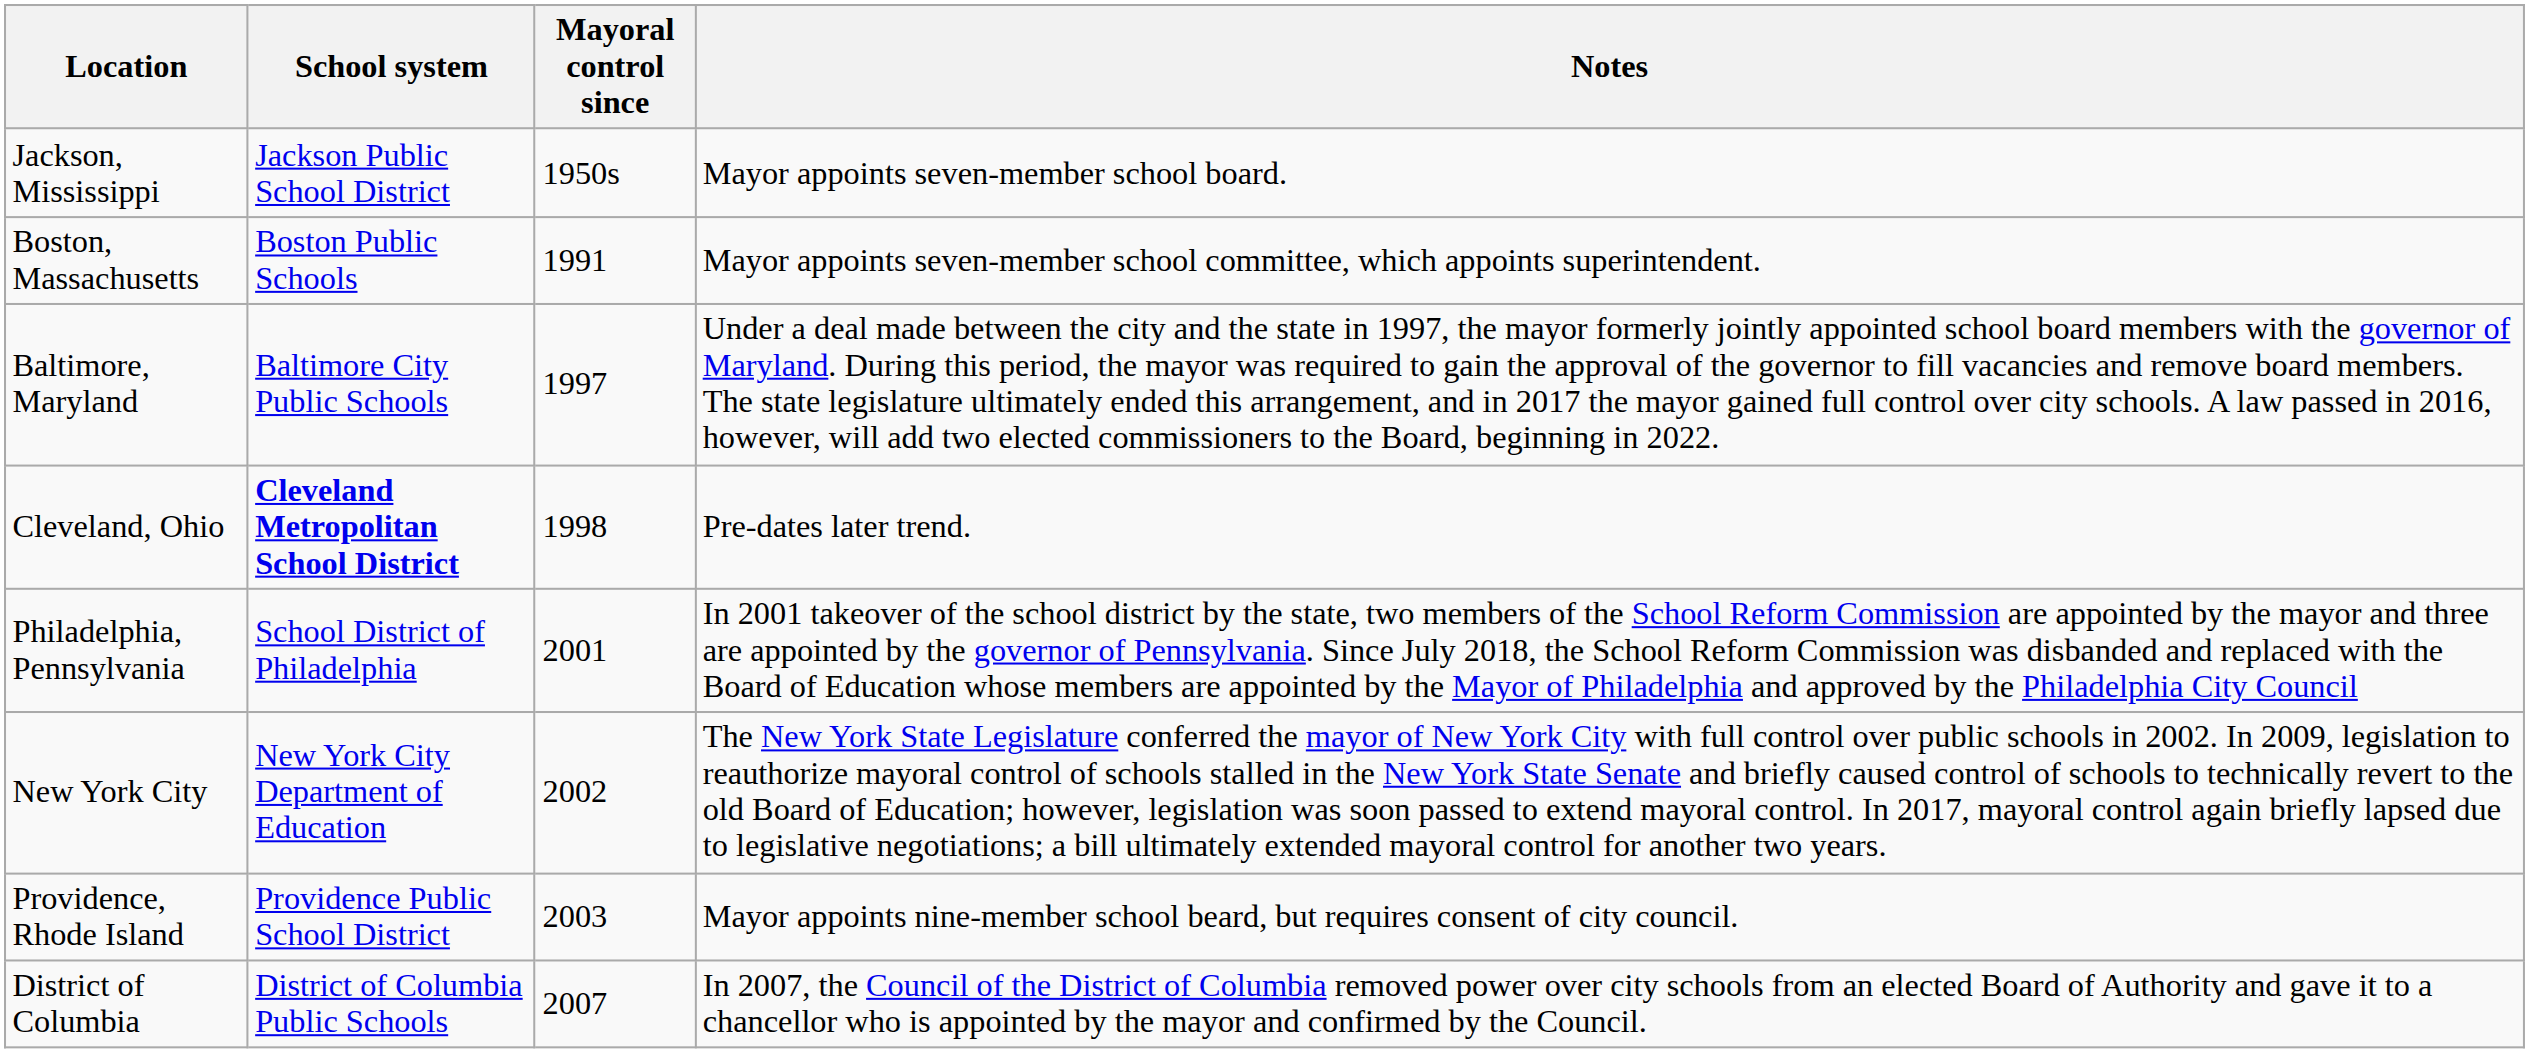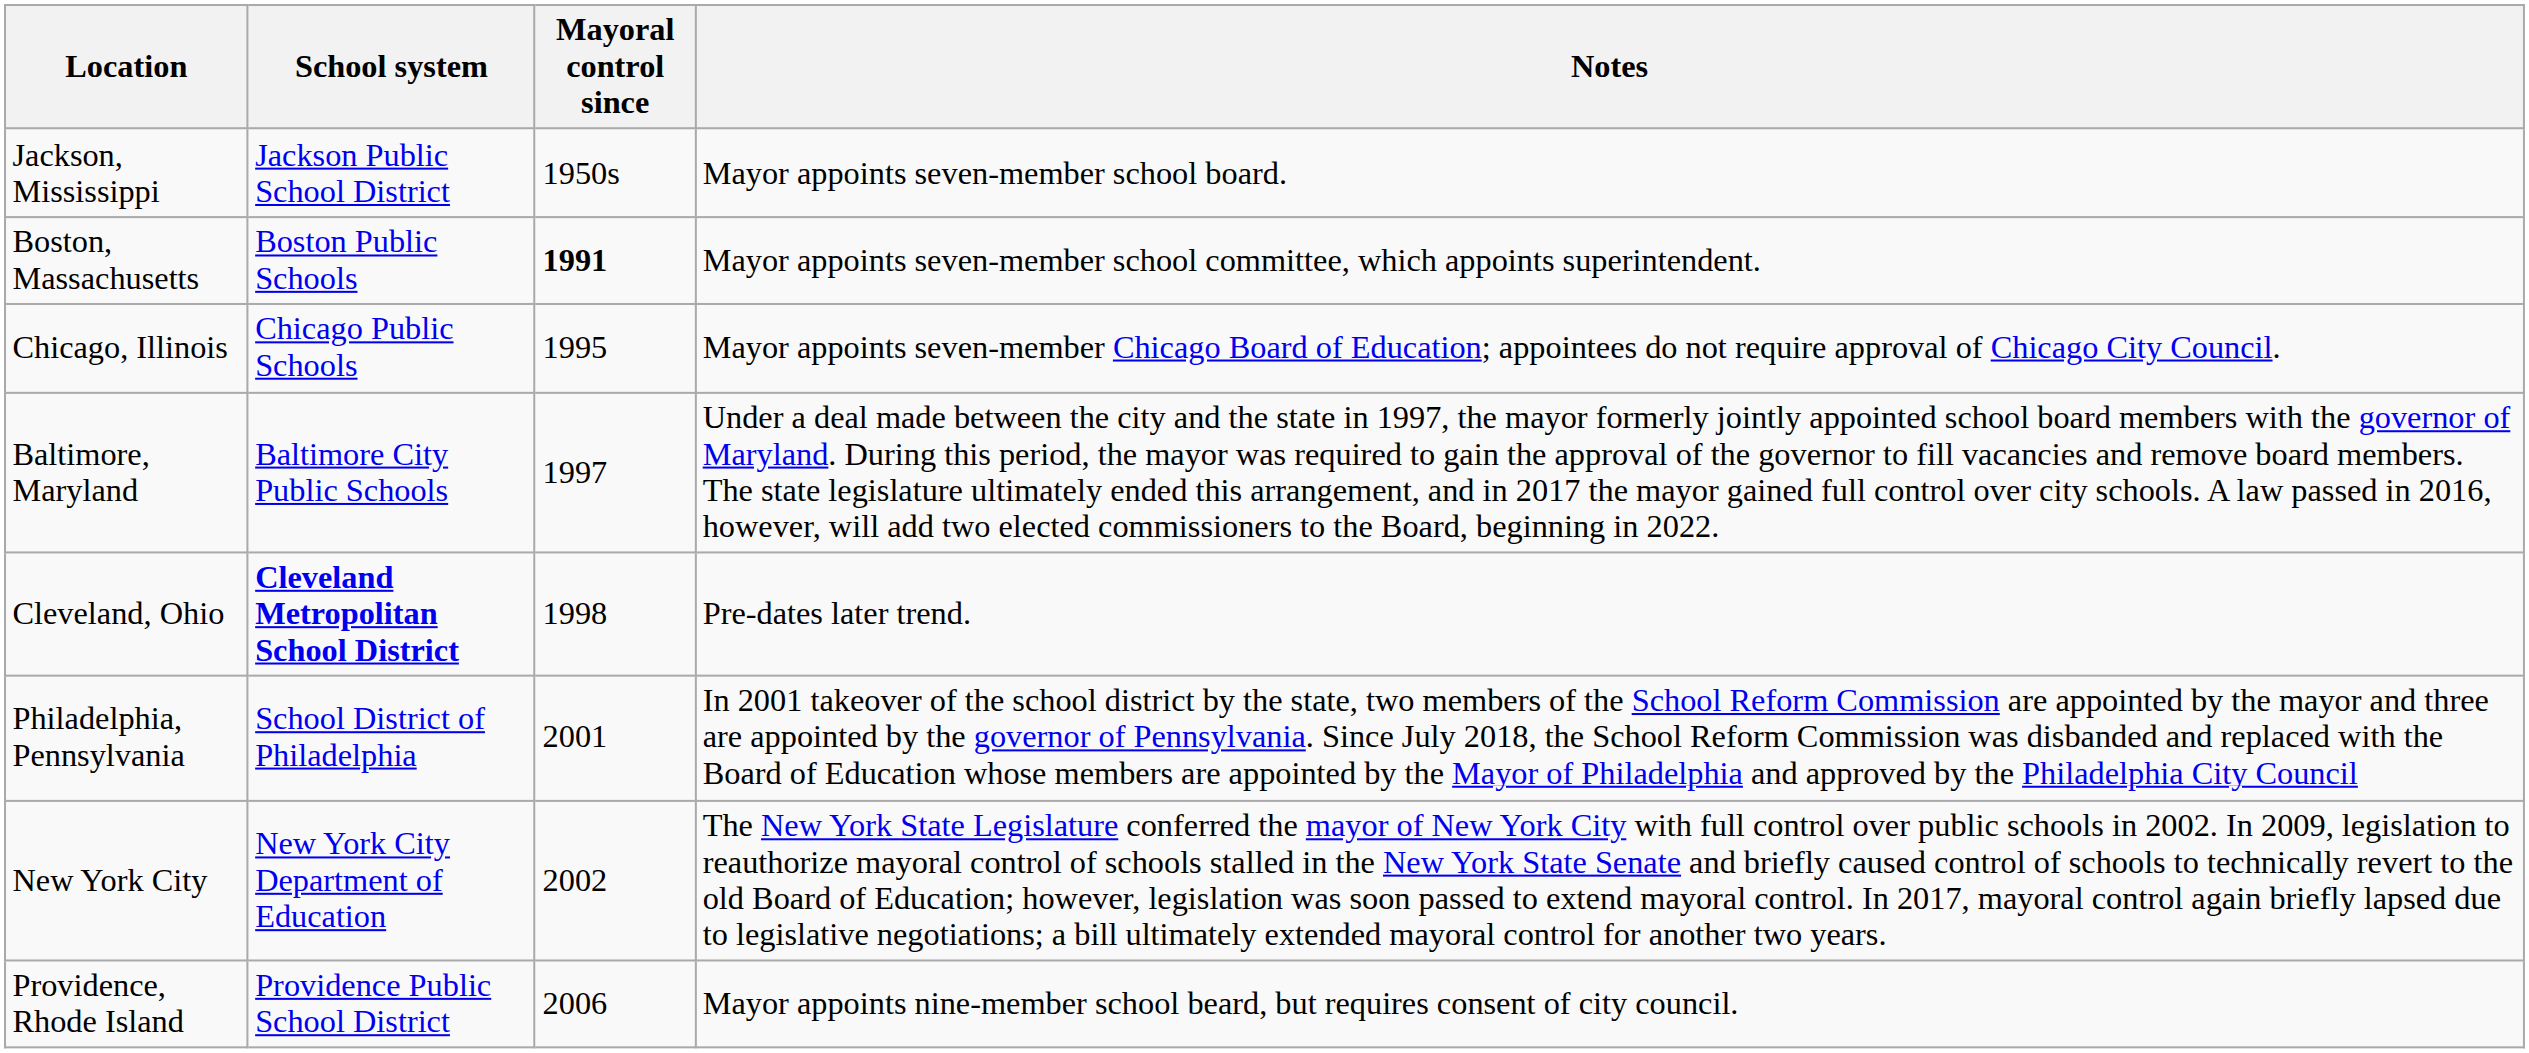(575, 259) normal -> (575, 259) bold
+ row: (120, 347)
(575, 916) 2003 -> (575, 1003) 2006
- row: (78, 1003)
